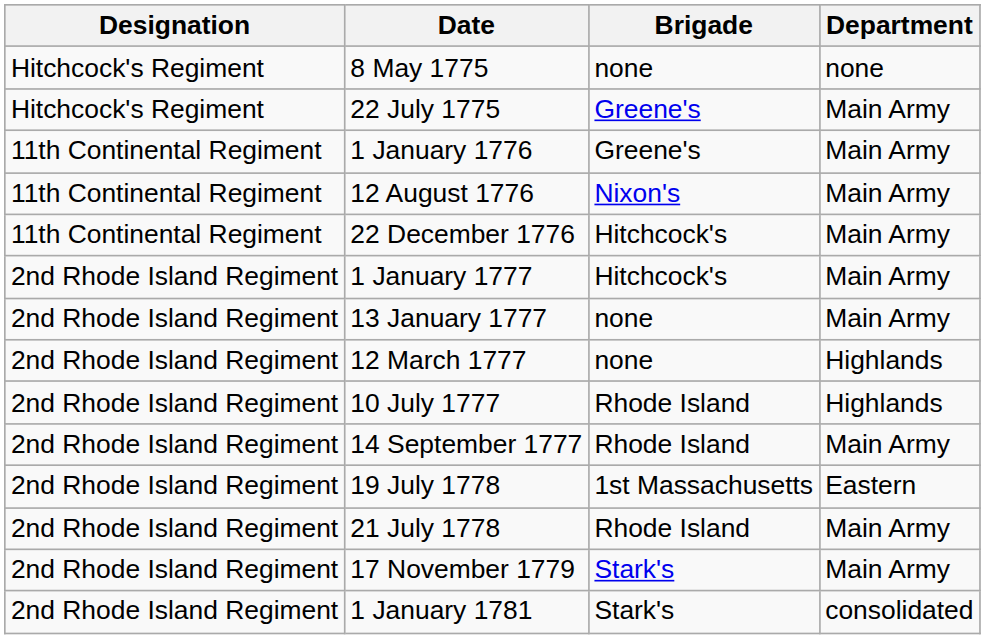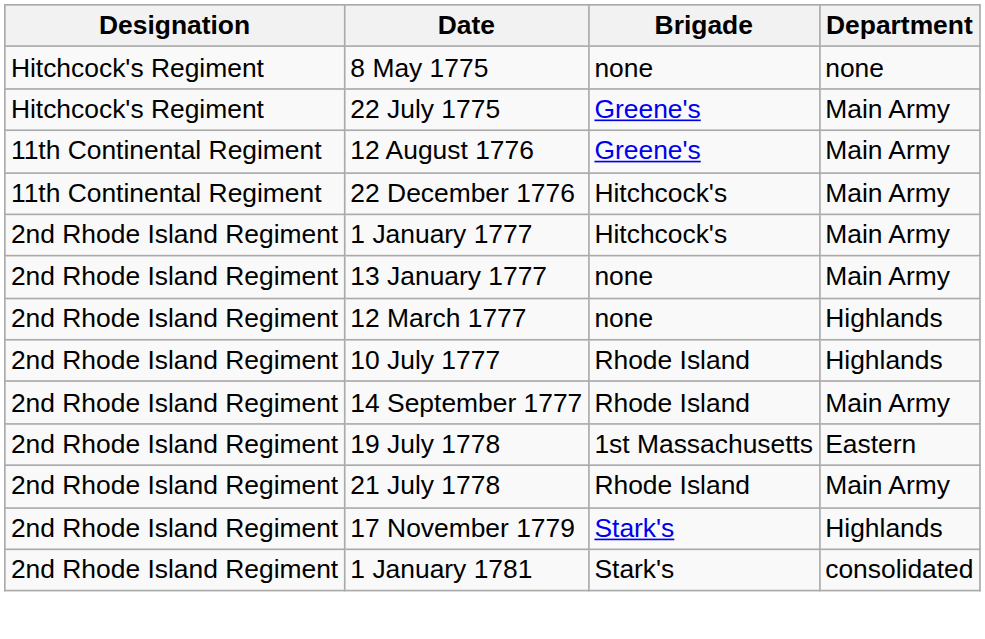- row: (441, 151)
(637, 192) Nixon's -> (648, 151) Greene's
(888, 569) Main Army -> (884, 527) Highlands
